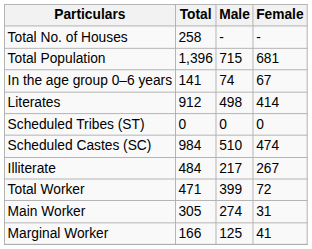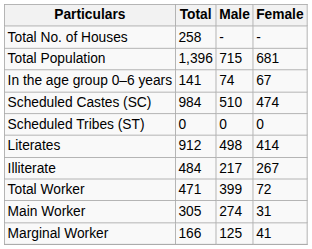rows swapped: (79, 146) <-> (34, 102)
